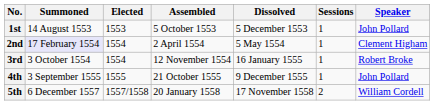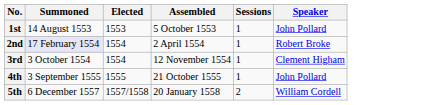- column: (275, 12)
(393, 44) Clement Higham -> (303, 44) Robert Broke
(385, 60) Robert Broke -> (310, 60) Clement Higham
